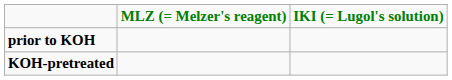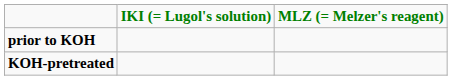columns swapped: (368, 16) <-> (204, 16)
